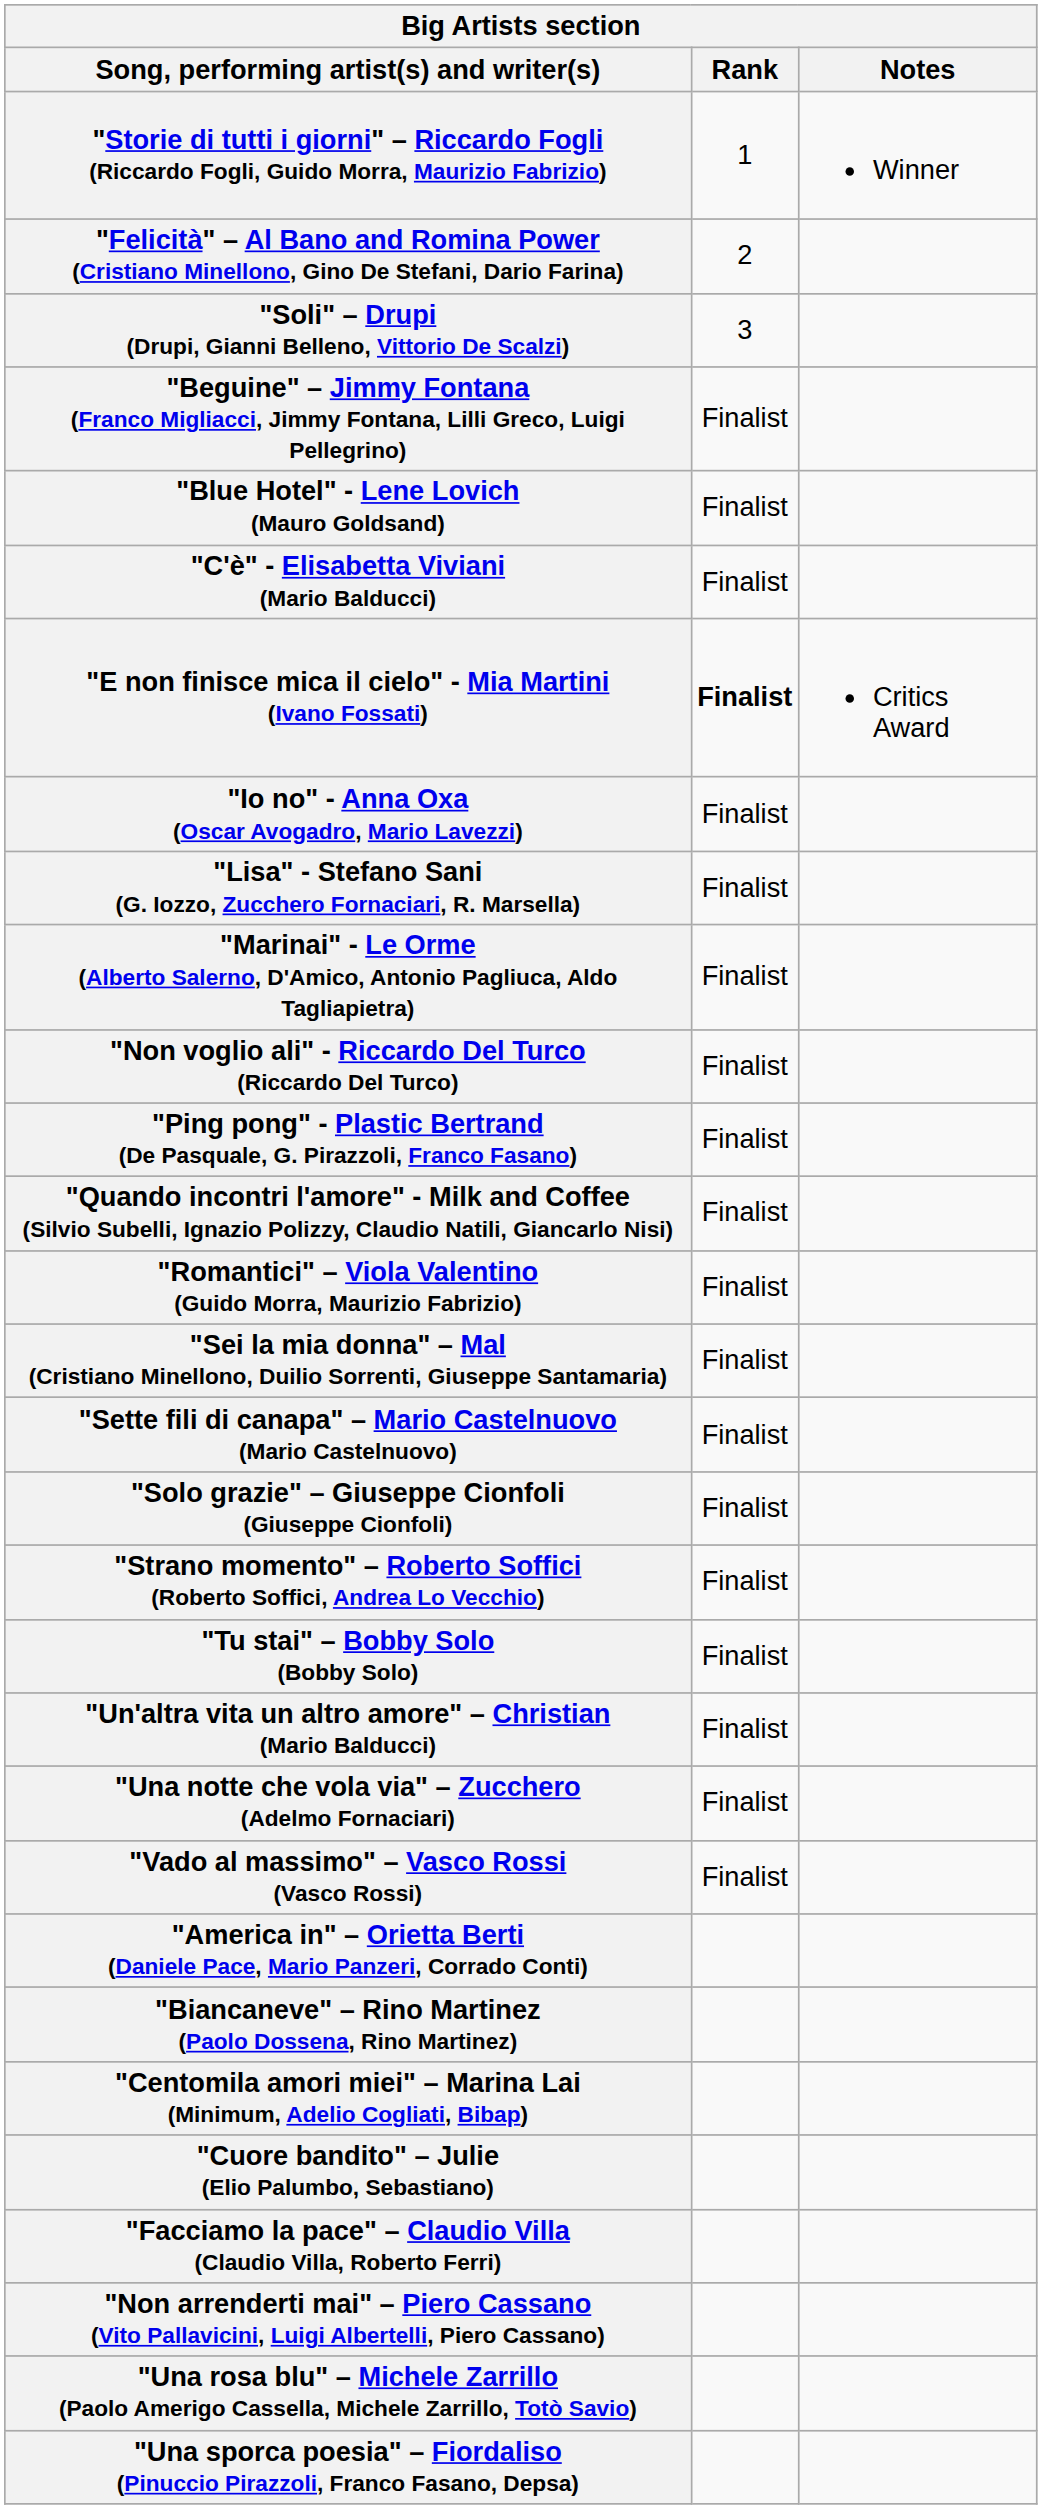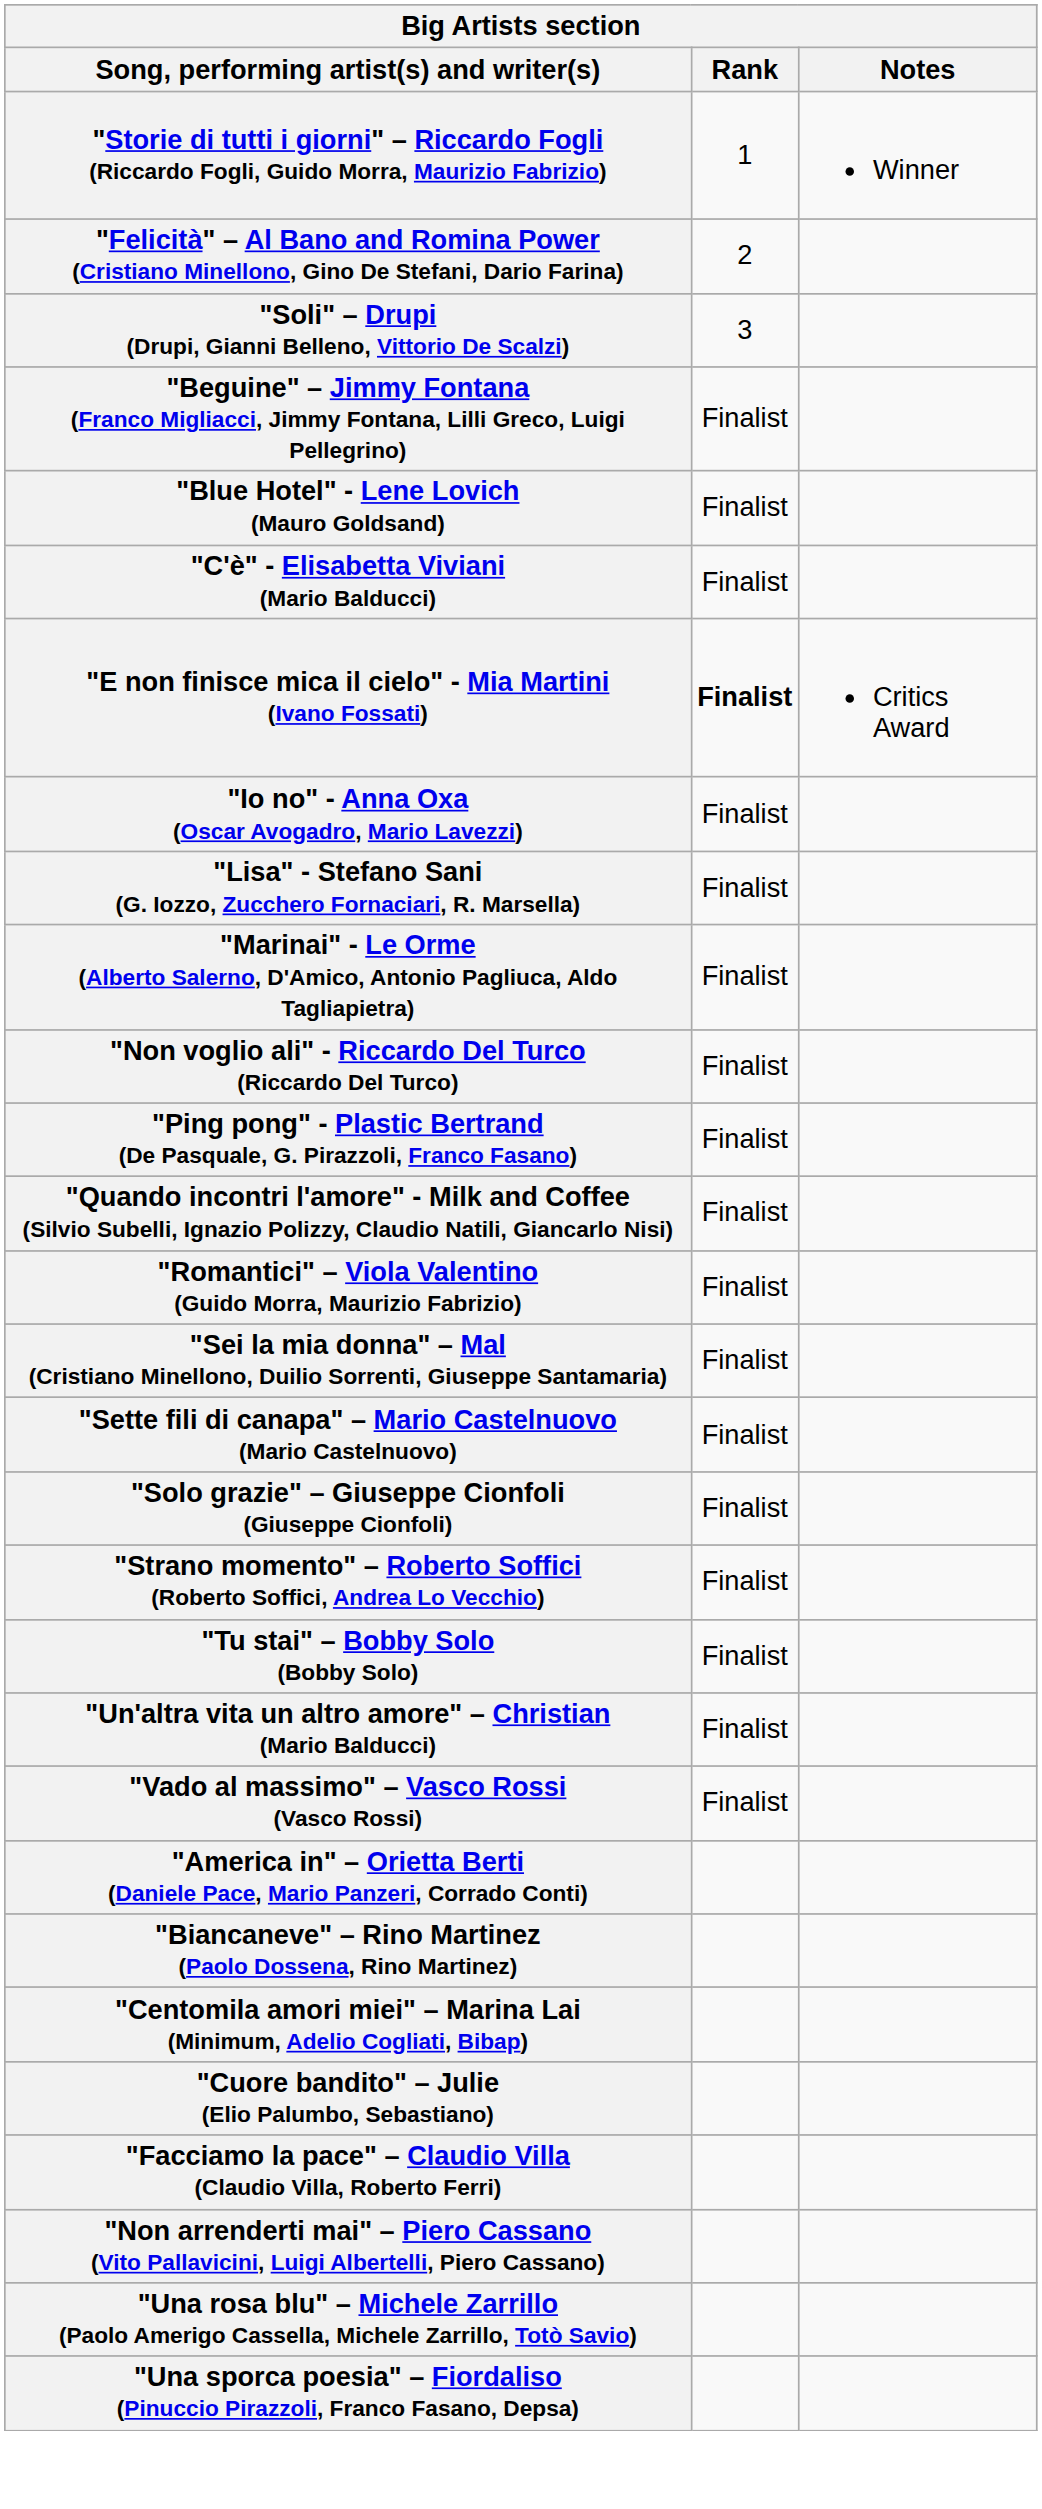- row: (348, 1802)
